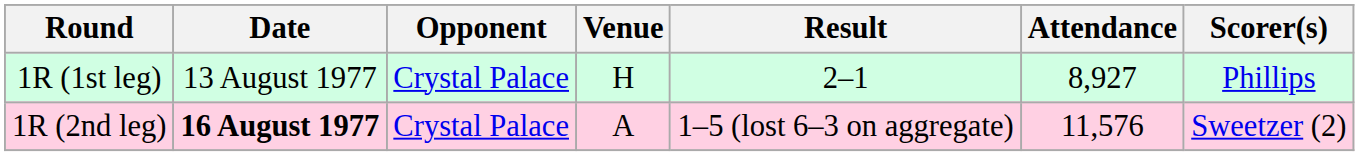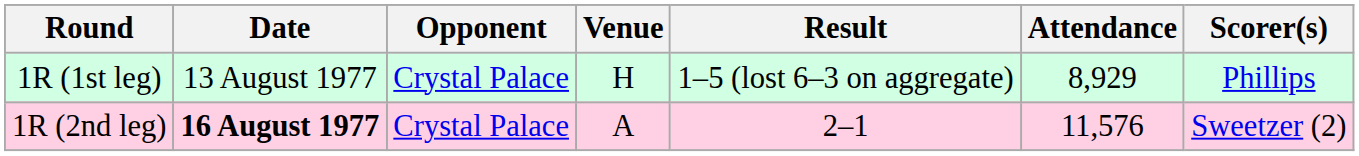(846, 77) 2–1 -> (846, 77) 1–5 (lost 6–3 on aggregate)
(1102, 77) 8,927 -> (1102, 77) 8,929
(846, 125) 1–5 (lost 6–3 on aggregate) -> (846, 125) 2–1
